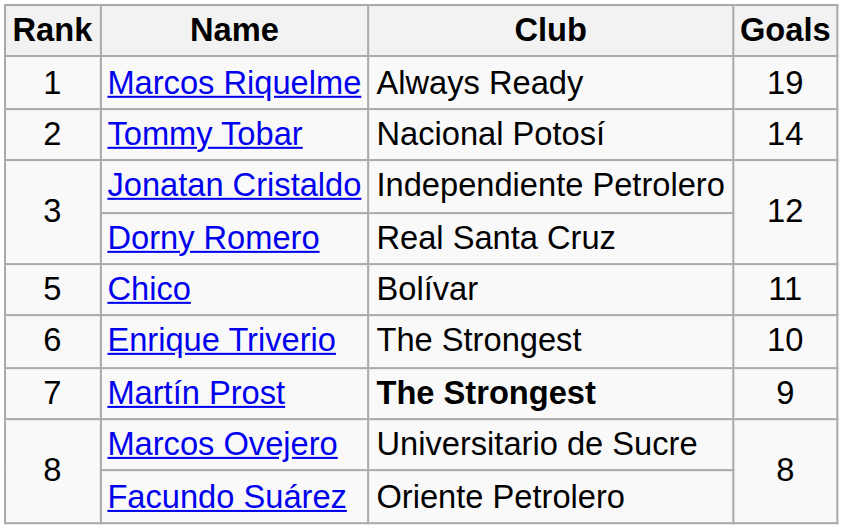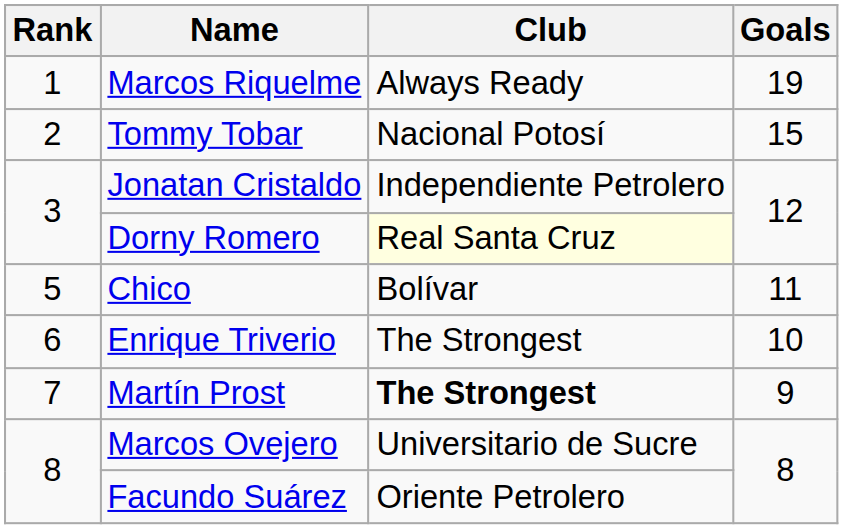(785, 133) 14 -> (785, 133) 15
(496, 237) no background -> (496, 237) lightyellow background
